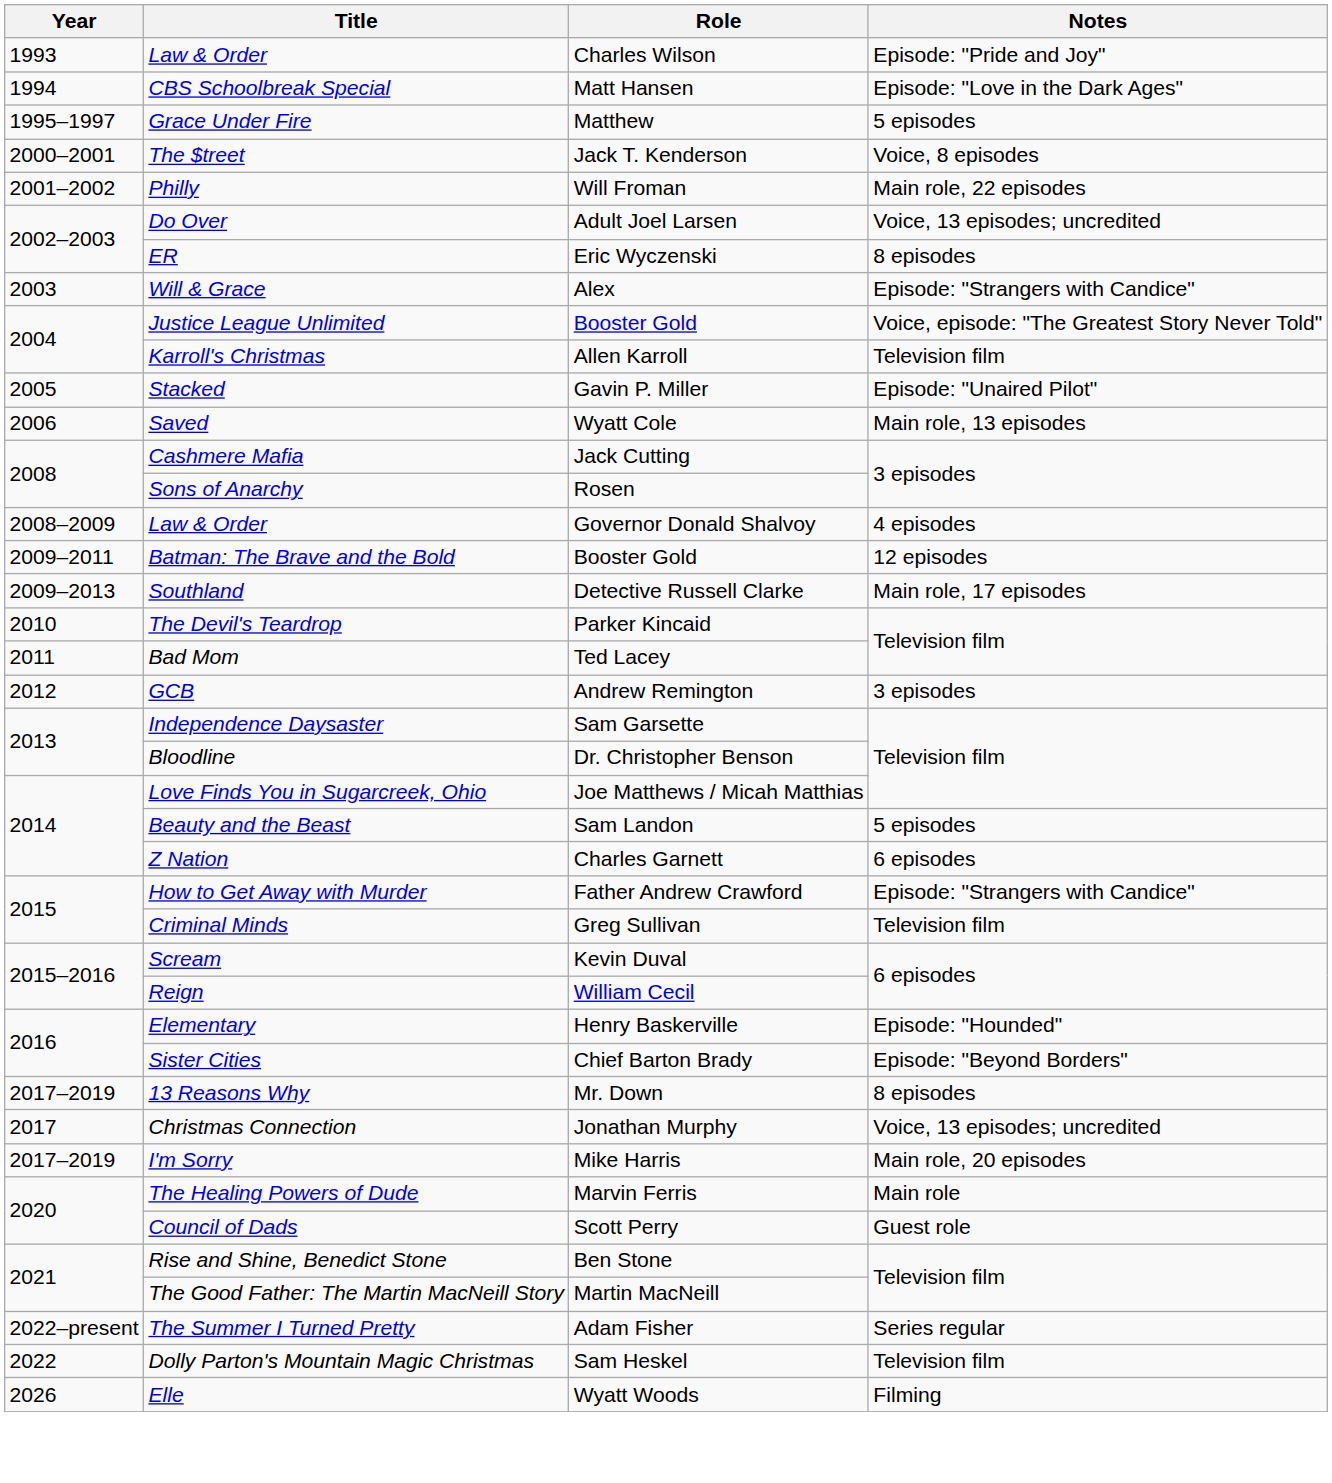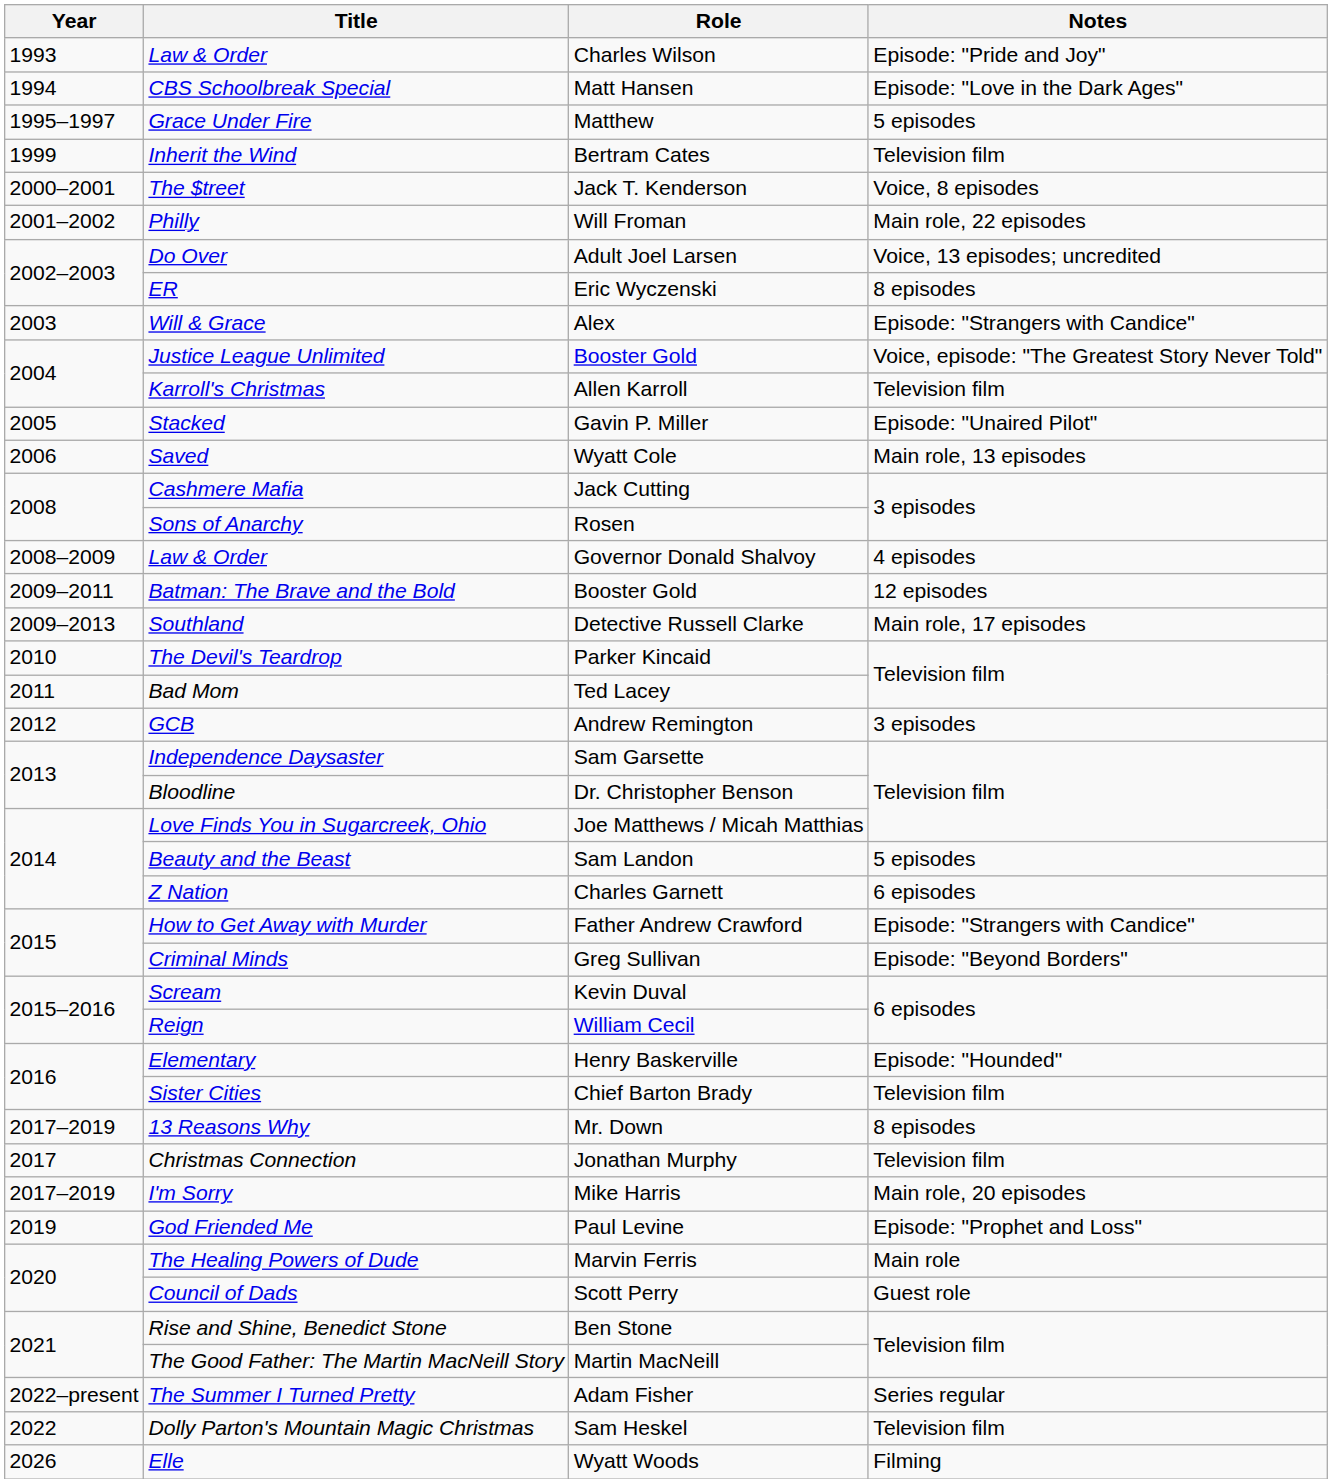+ row: (222, 155)
(939, 925) Television film -> (1001, 959) Episode: "Beyond Borders"
(1001, 1059) Episode: "Beyond Borders" -> (939, 1093) Television film
(1017, 1126) Voice, 13 episodes; uncredited -> (939, 1160) Television film
+ row: (231, 1227)
